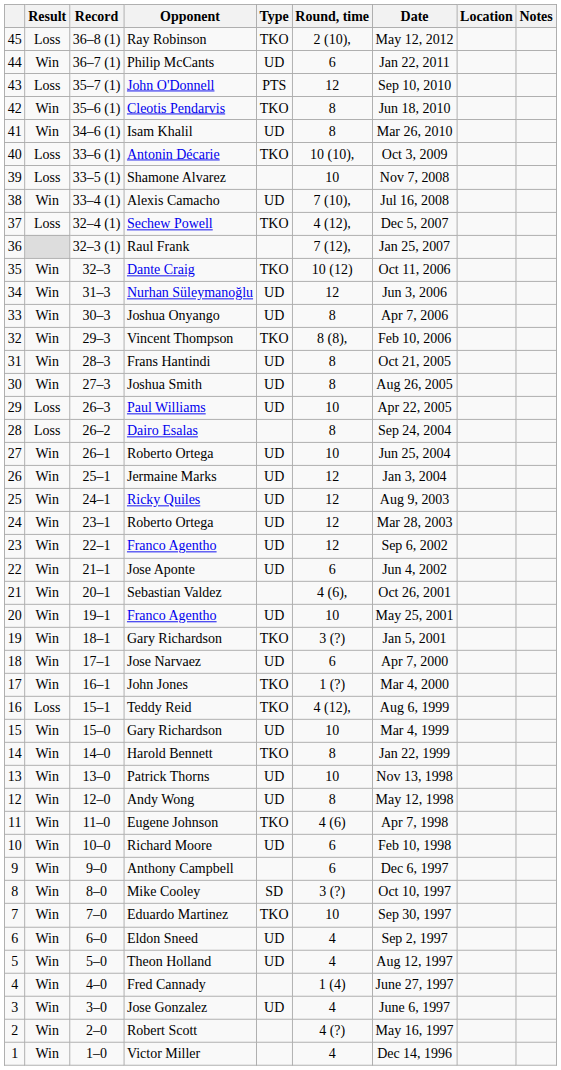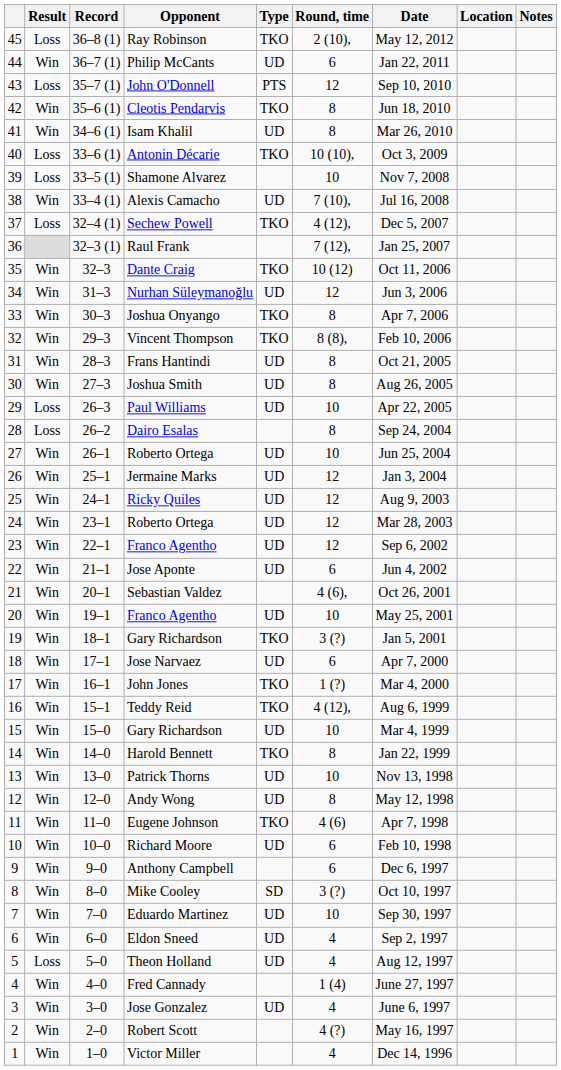(274, 315) UD -> (274, 315) TKO
(47, 707) Loss -> (47, 707) Win
(274, 915) TKO -> (274, 915) UD
(47, 961) Win -> (47, 961) Loss
